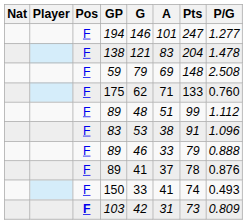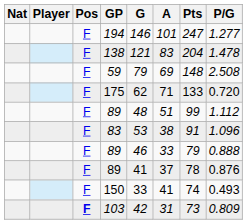(224, 92) 0.760 -> (224, 92) 0.720
